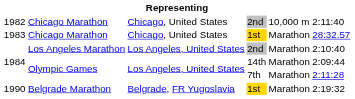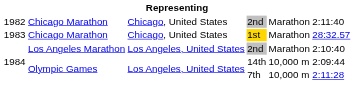(289, 21) 10,000 m -> (289, 21) Marathon
(289, 62) Marathon -> (289, 62) 10,000 m
(289, 75) Marathon -> (289, 75) 10,000 m
- row: (15, 89)
